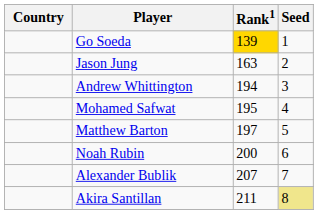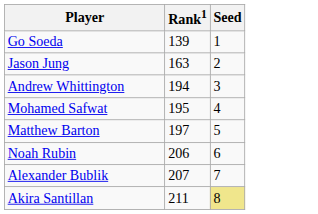- column: (38, 17)
(247, 41) gold background -> (179, 41) no background
(247, 153) 200 -> (179, 153) 206
